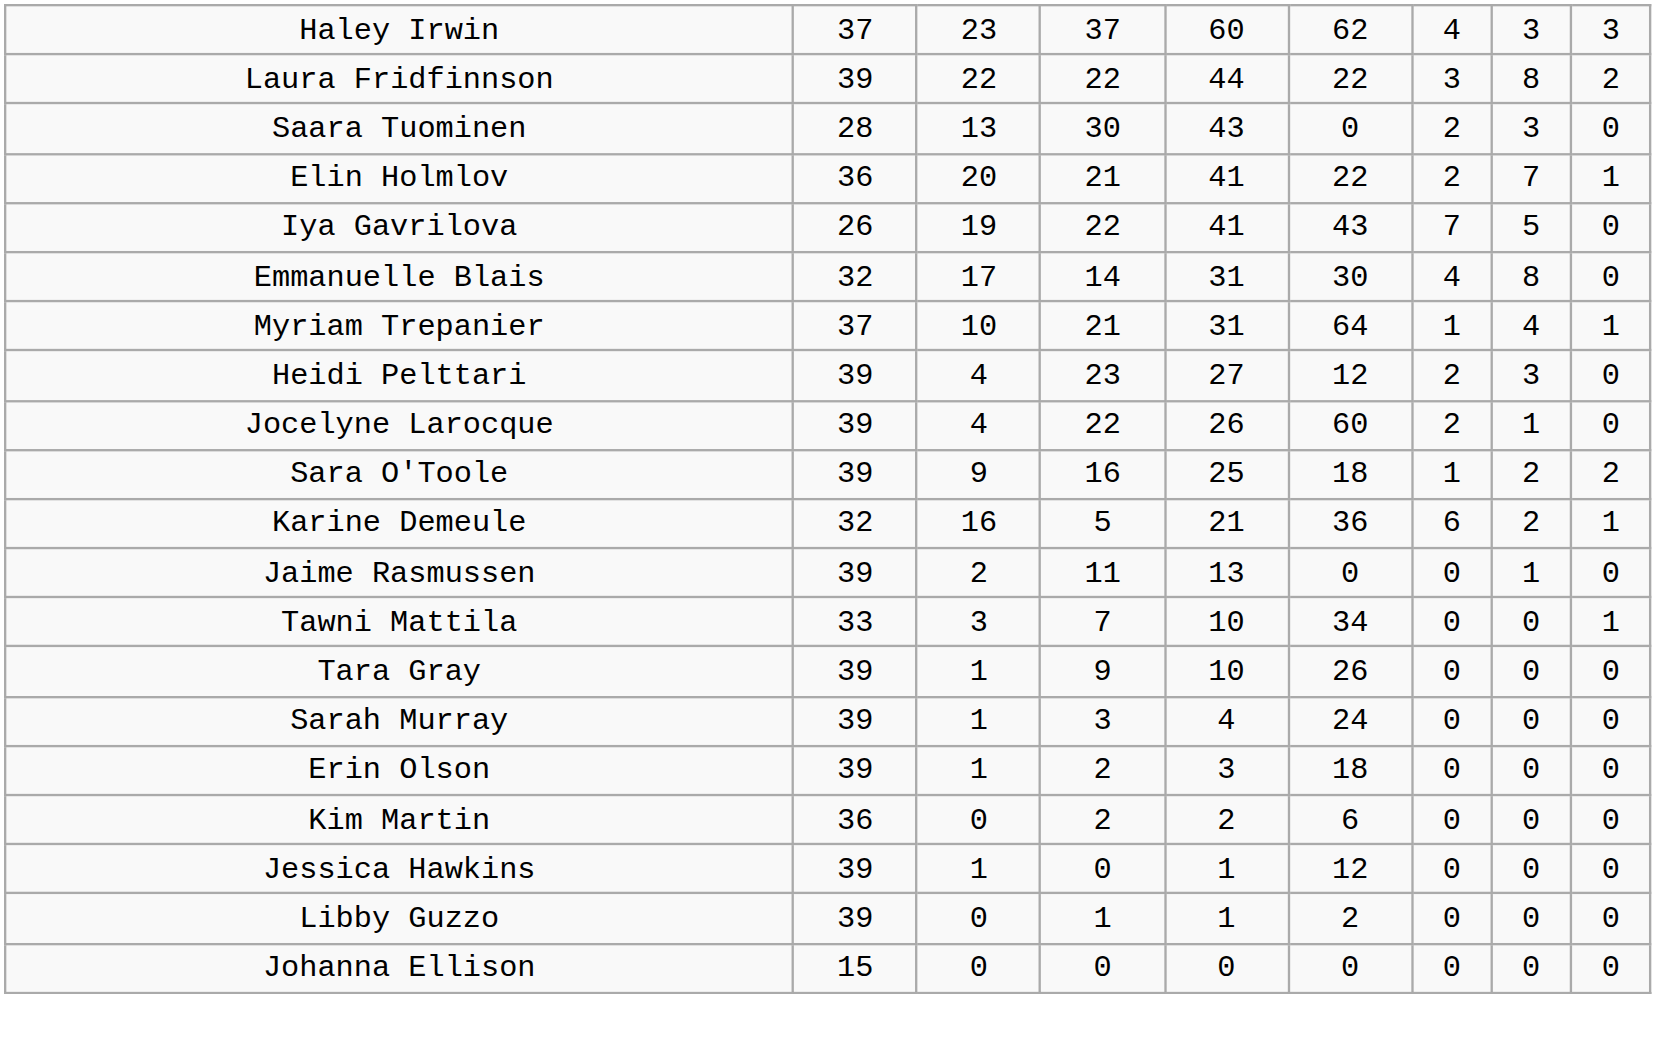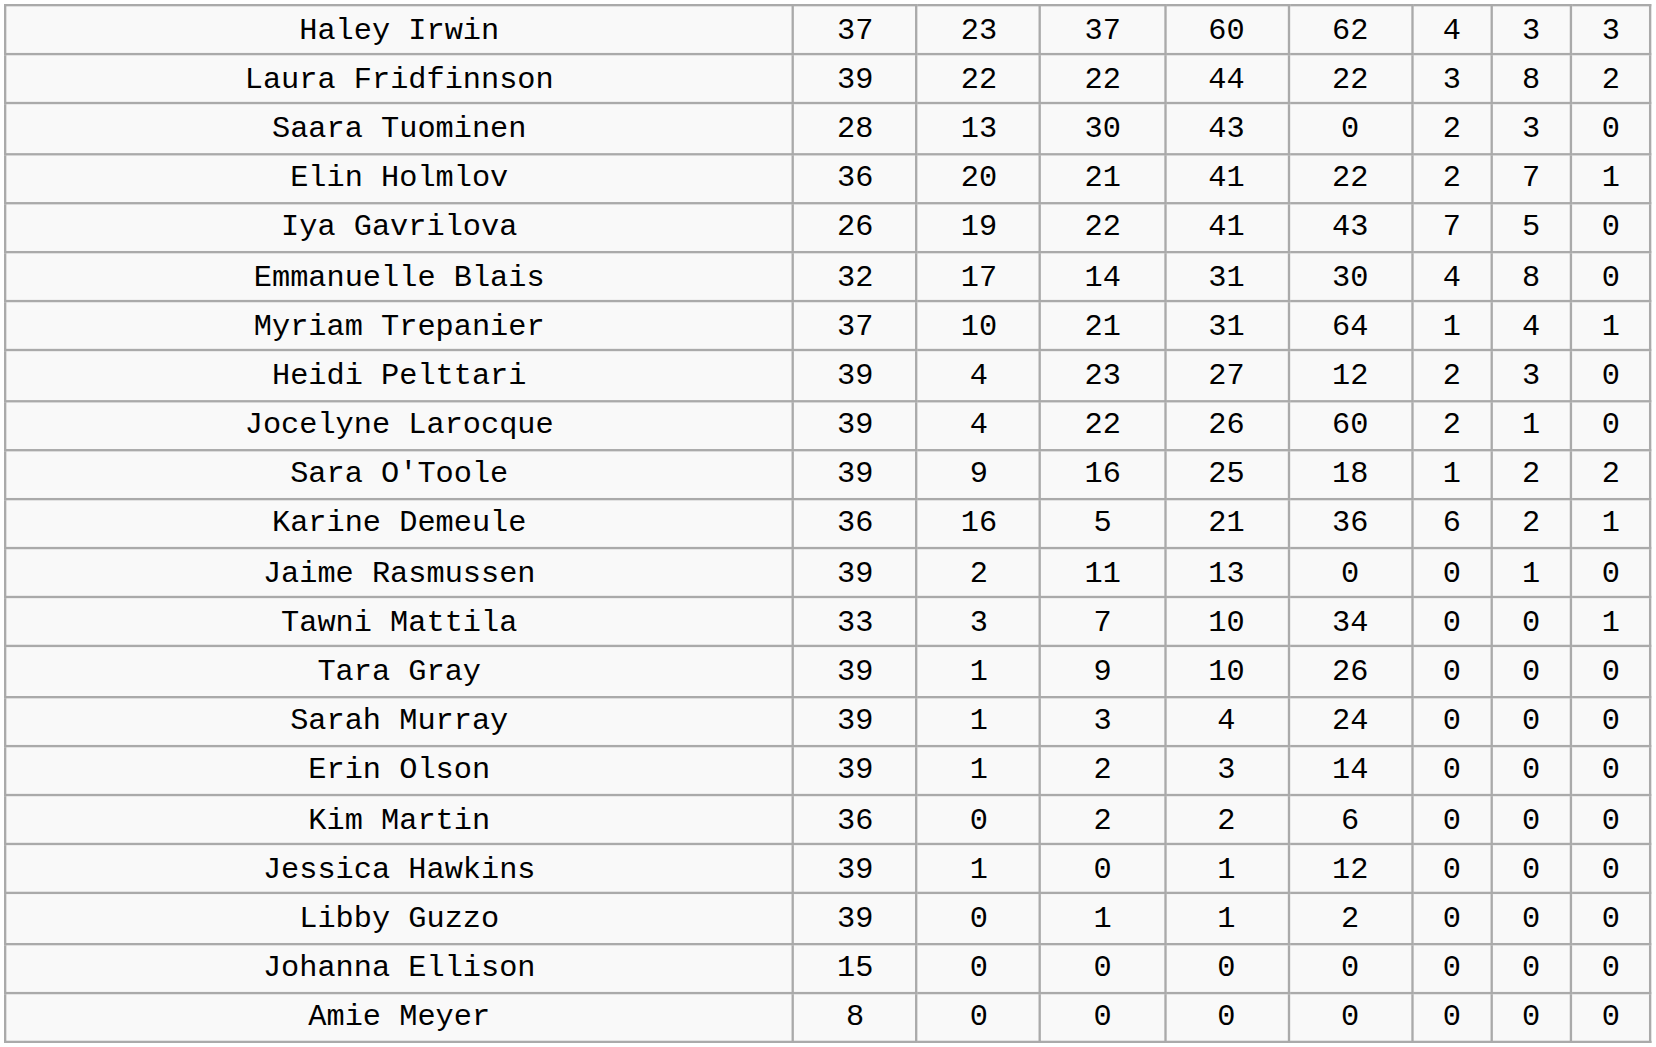(855, 524) 32 -> (855, 524) 36
(1350, 770) 18 -> (1350, 770) 14
+ row: (399, 1017)
